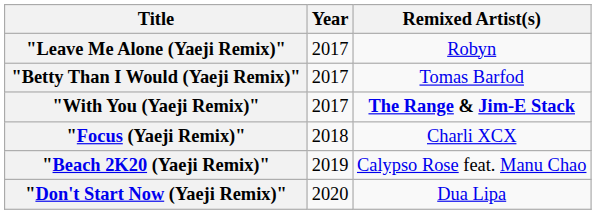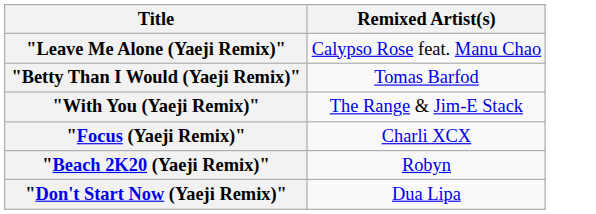- column: (330, 19)
(472, 48) Robyn -> (426, 48) Calypso Rose feat. Manu Chao
(472, 106) bold -> (426, 106) normal
(472, 164) Calypso Rose feat. Manu Chao -> (426, 164) Robyn
